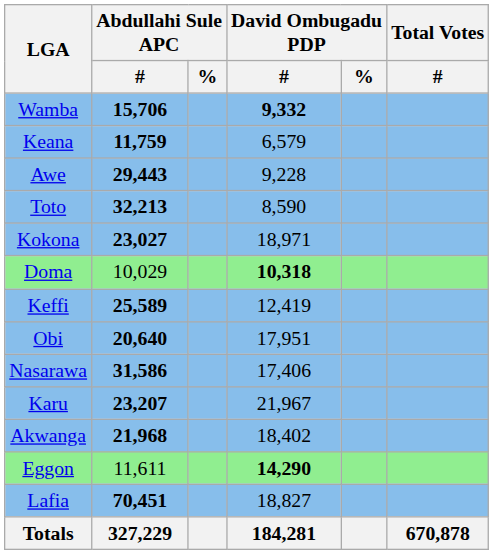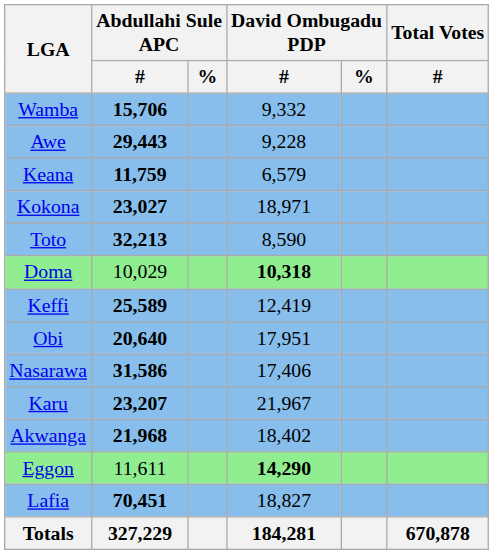(284, 109) bold -> (284, 109) normal
rows swapped: (48, 174) <-> (48, 142)
rows swapped: (48, 207) <-> (48, 239)
